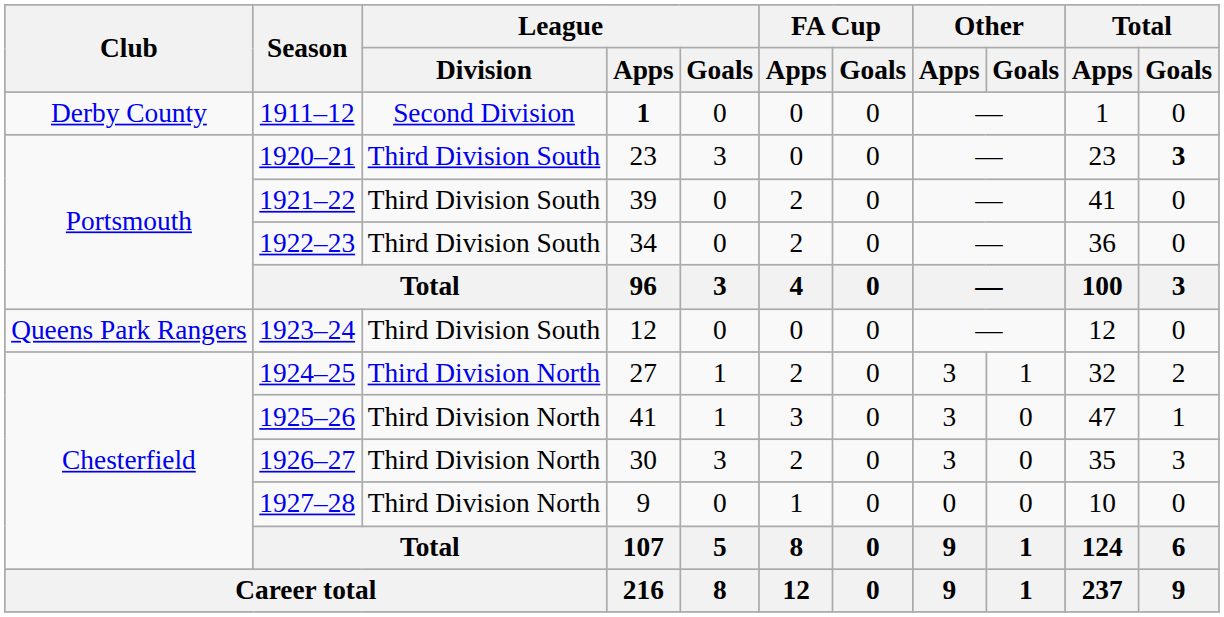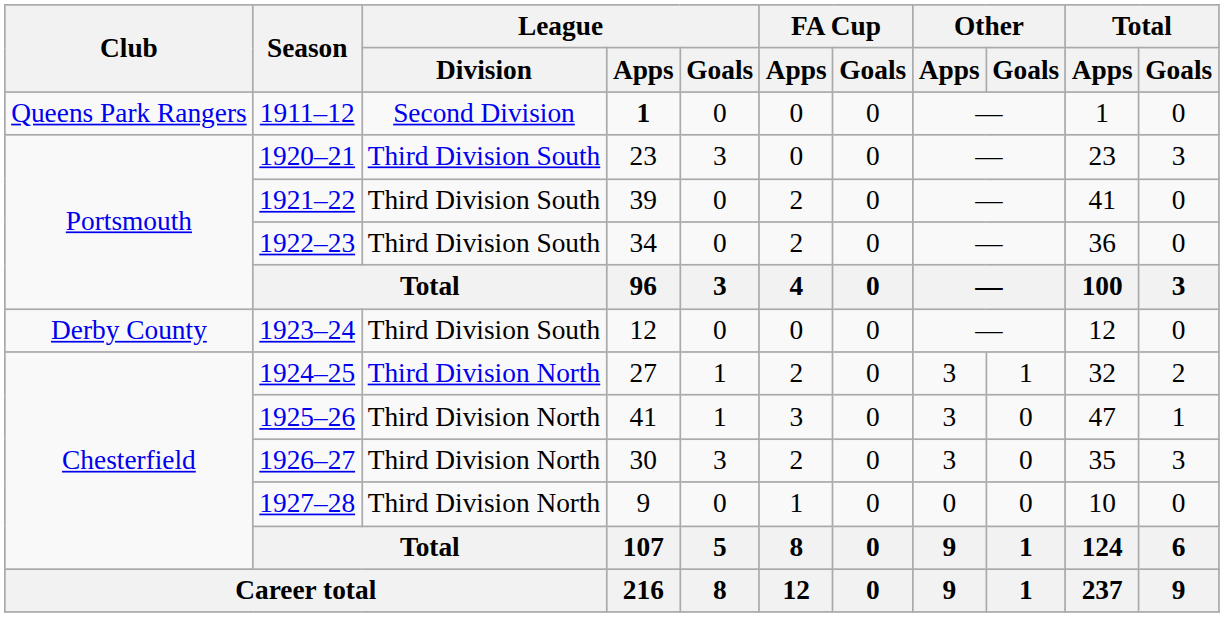(129, 112) Derby County -> (129, 112) Queens Park Rangers
(1179, 156) bold -> (1179, 156) normal
(129, 329) Queens Park Rangers -> (129, 329) Derby County
